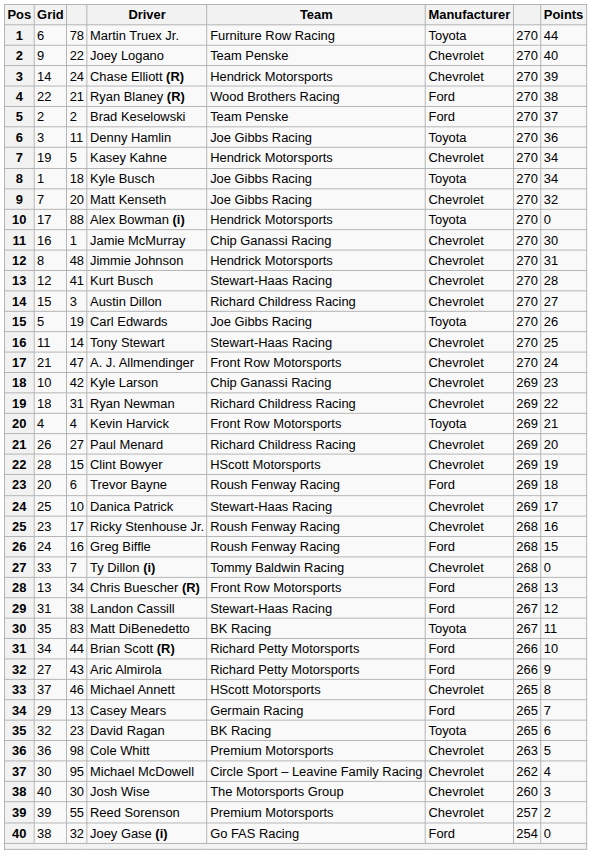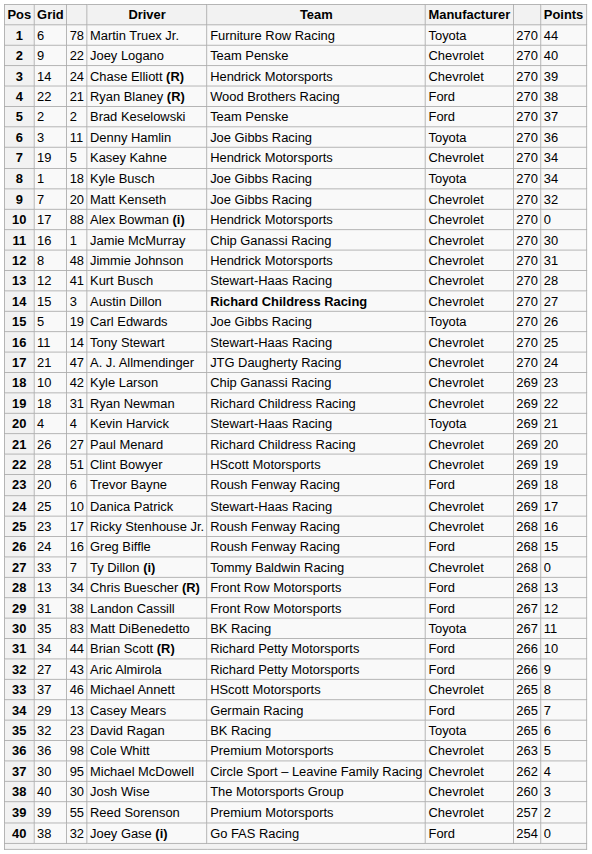(448, 219) Toyota -> (456, 219) Chevrolet
(283, 301) normal -> (289, 301) bold
(276, 363) Front Row Motorsports -> (276, 363) JTG Daugherty Racing
(276, 424) Front Row Motorsports -> (271, 424) Stewart-Haas Racing
(77, 465) 15 -> (77, 465) 51
(271, 608) Stewart-Haas Racing -> (276, 608) Front Row Motorsports
